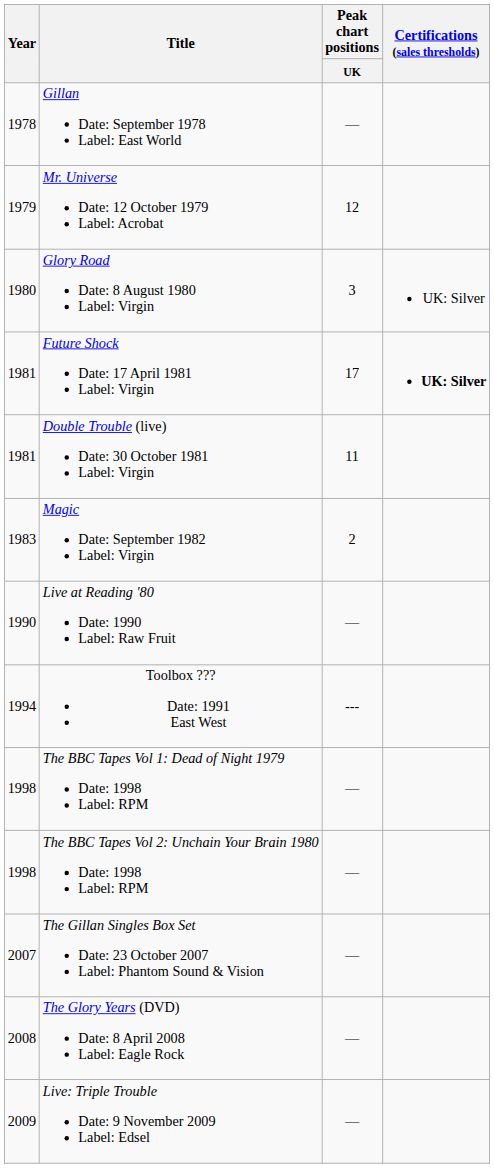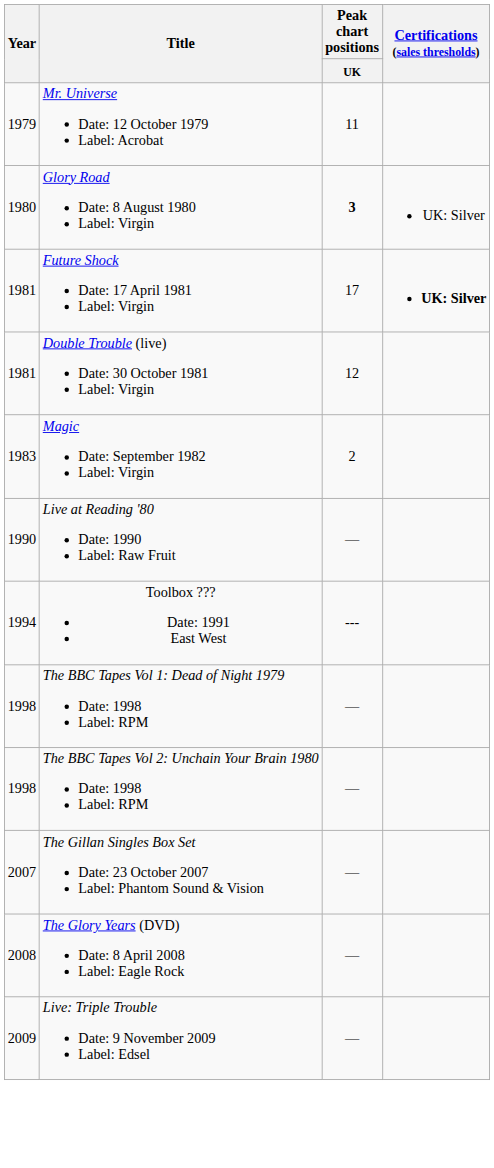- row: (181, 117)
(352, 207) 12 -> (352, 124) 11
(352, 290) normal -> (352, 207) bold
(352, 456) 11 -> (352, 373) 12
